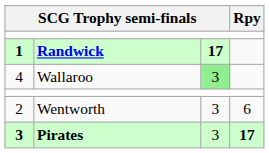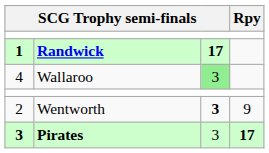(215, 109) normal -> (215, 109) bold
(247, 109) 6 -> (247, 109) 9
